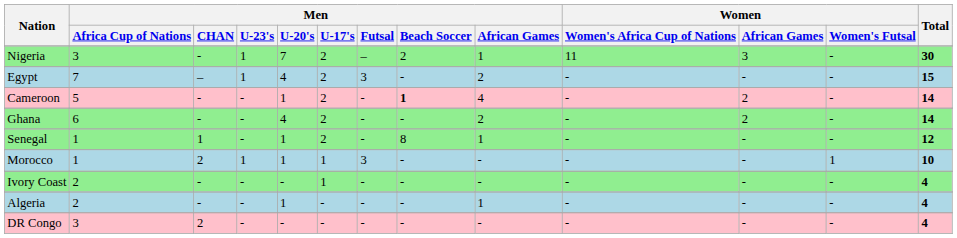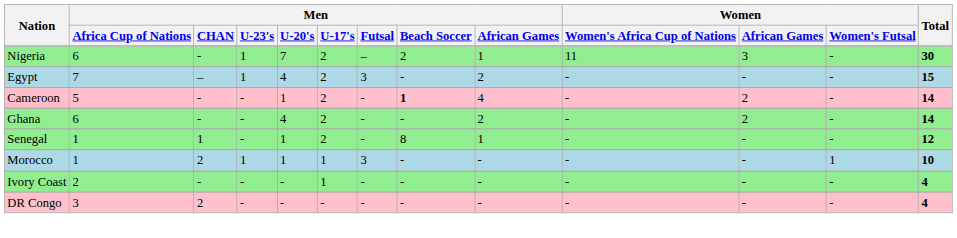(76, 56) 3 -> (76, 56) 6
- row: (26, 202)
